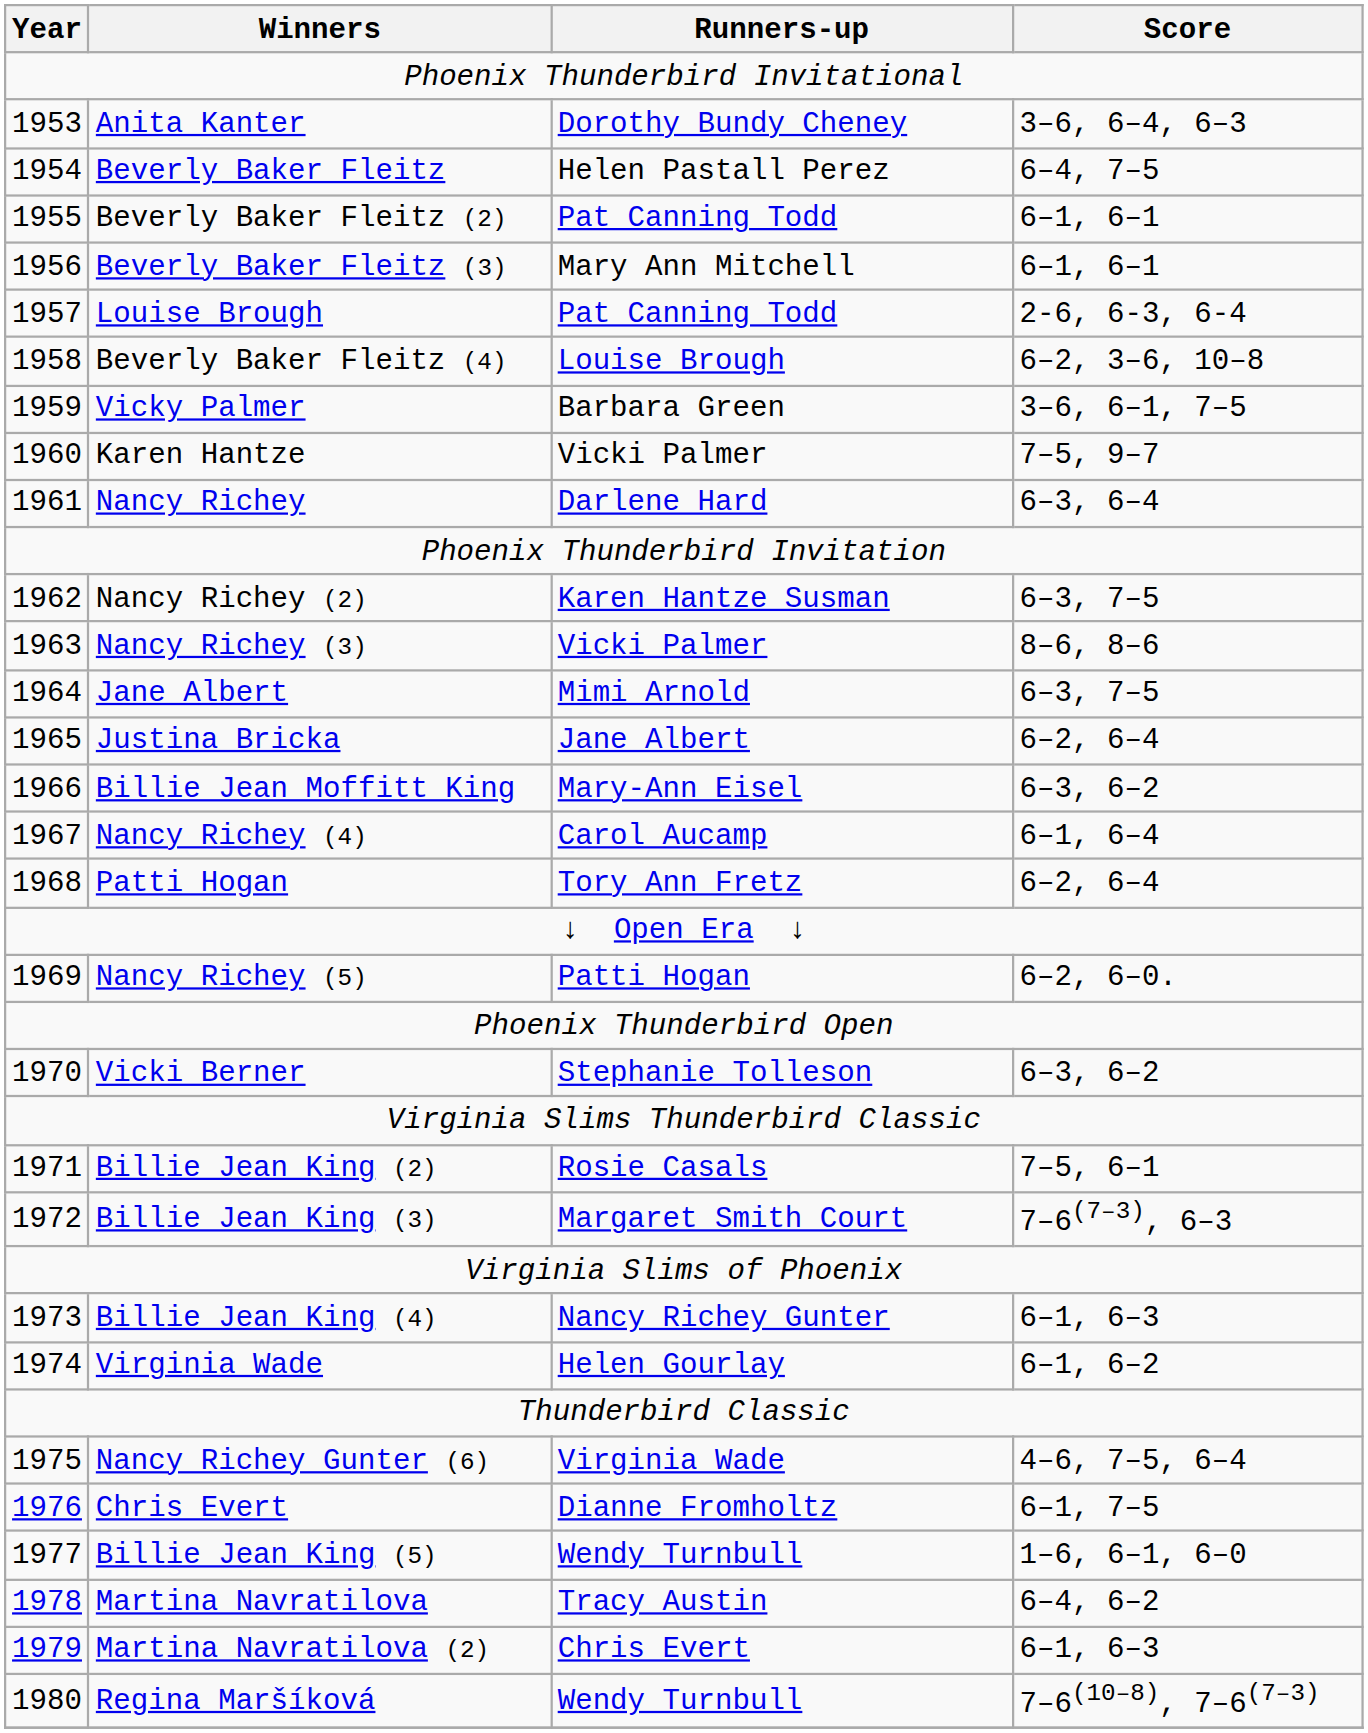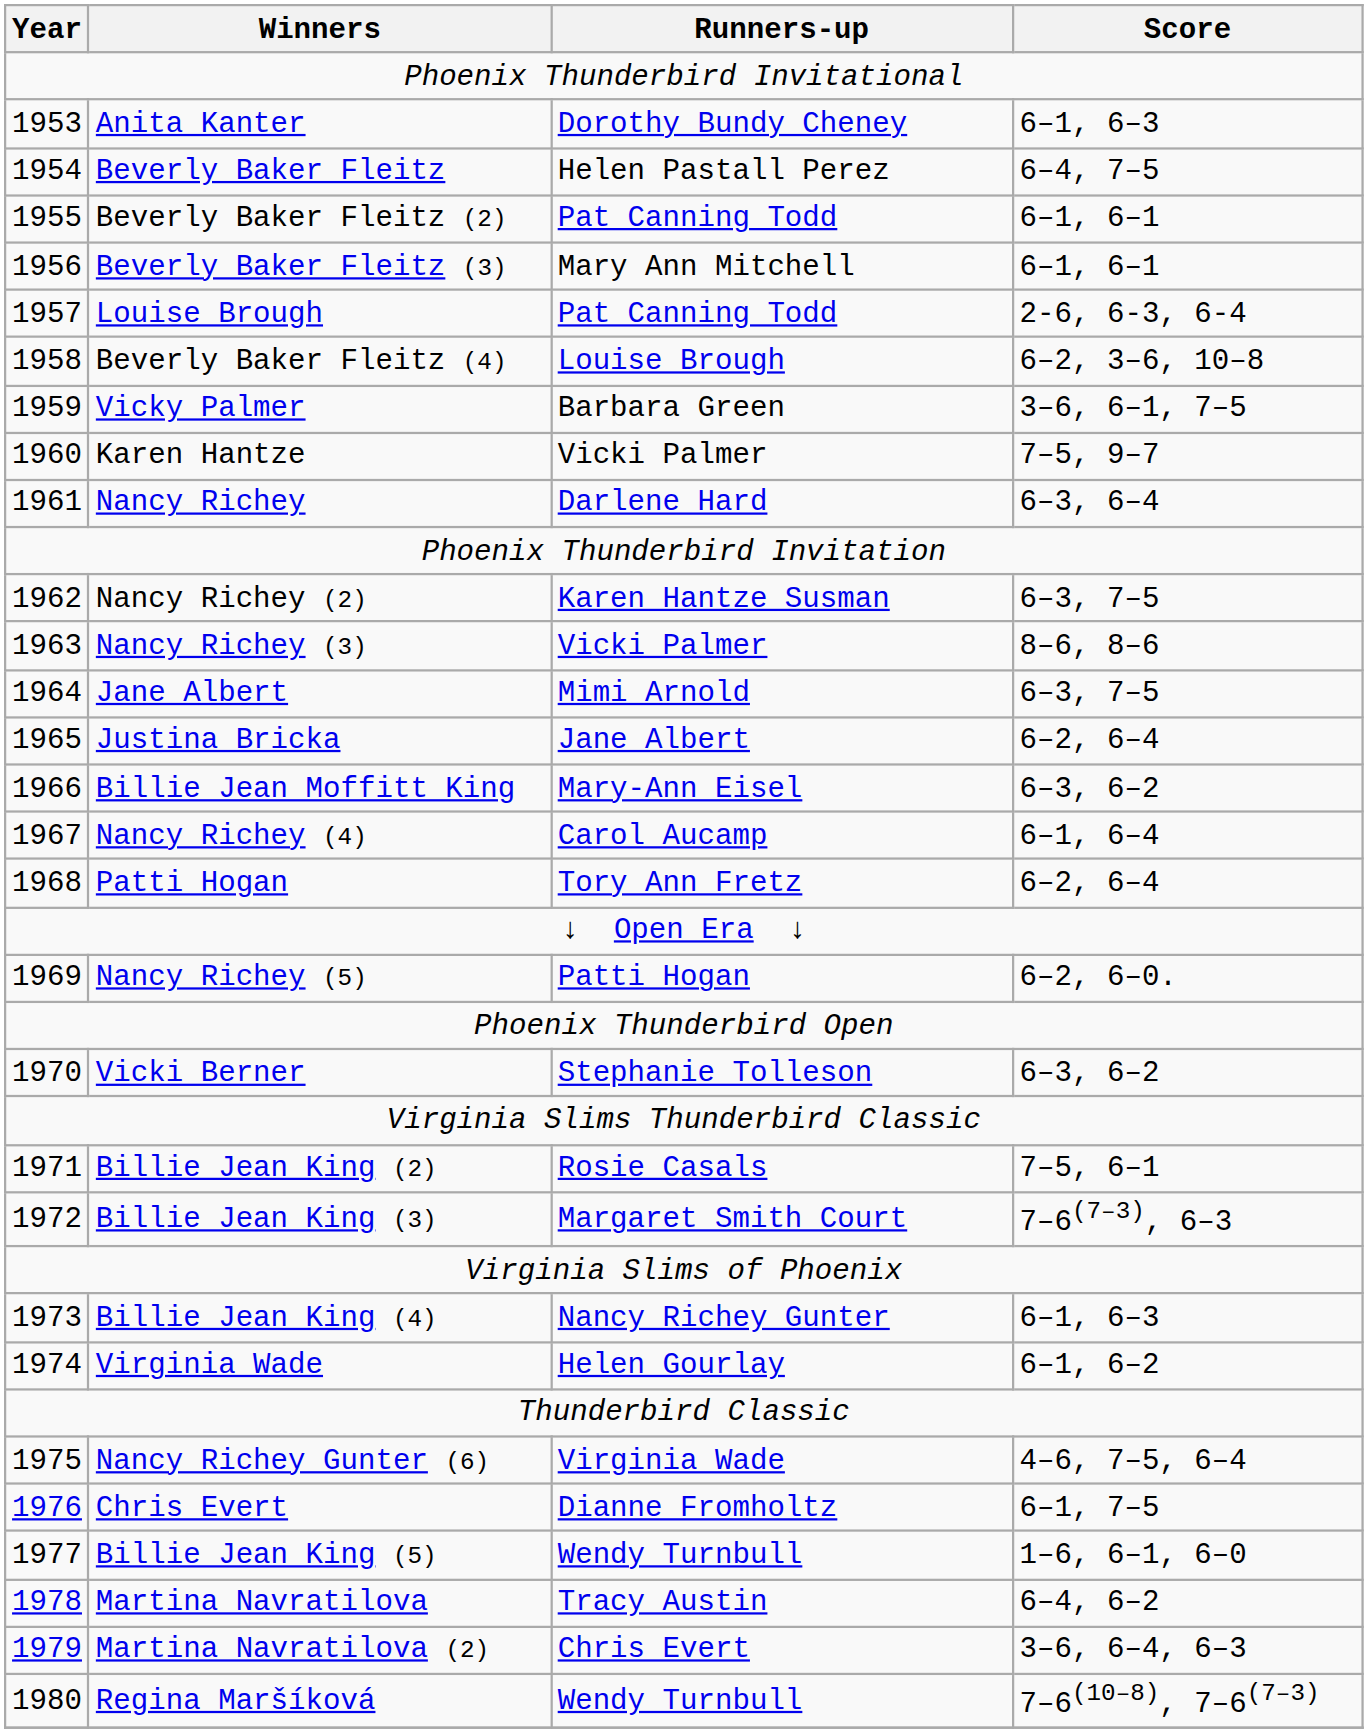(1133, 124) 3–6, 6–4, 6–3 -> (1089, 124) 6–1, 6–3
(1089, 1650) 6–1, 6–3 -> (1133, 1650) 3–6, 6–4, 6–3
